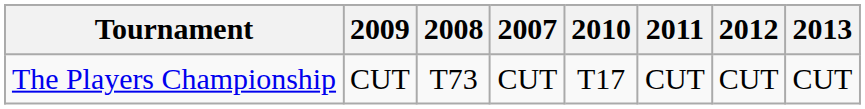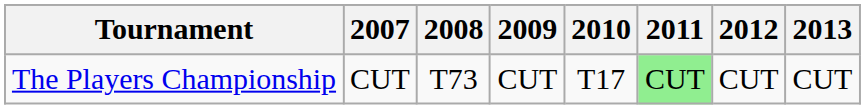columns swapped: (527, 29) <-> (380, 29)
(675, 78) no background -> (675, 78) lightgreen background
